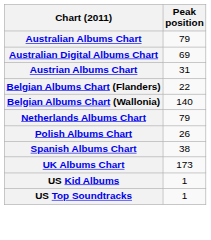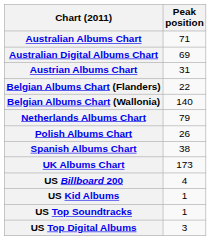(184, 39) 79 -> (184, 39) 71
+ row: (84, 180)
+ row: (84, 228)
